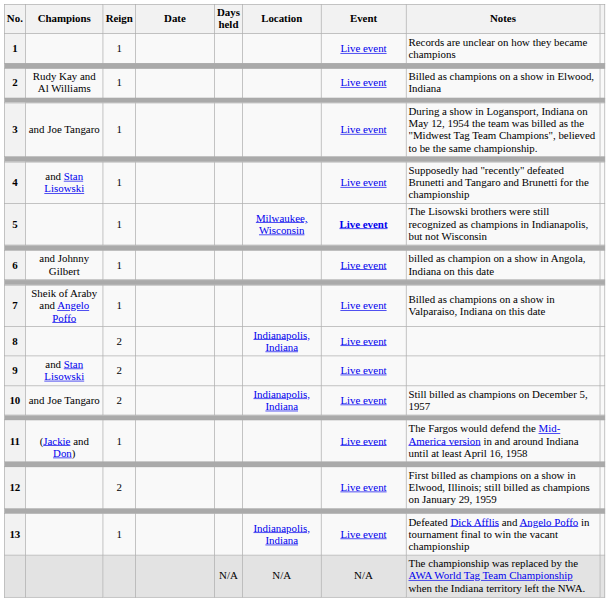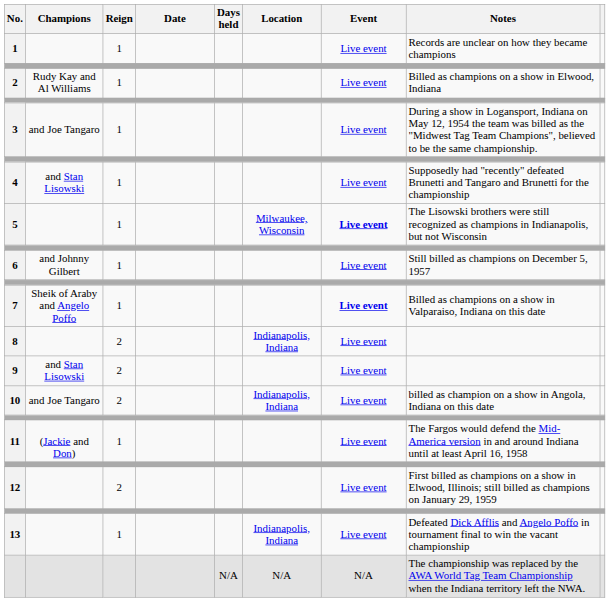(497, 265) billed as champion on a show in Angola, Indiana on this date -> (498, 265) Still billed as champions on December 5, 1957
(363, 305) normal -> (363, 305) bold
(498, 400) Still billed as champions on December 5, 1957 -> (497, 400) billed as champion on a show in Angola, Indiana on this date
